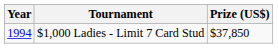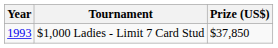(19, 33) 1994 -> (19, 33) 1993
